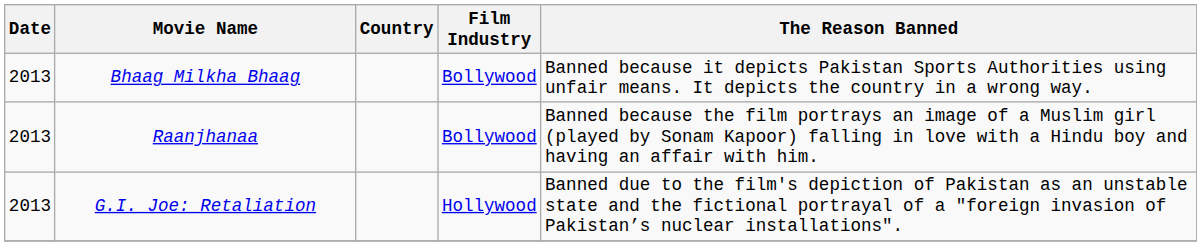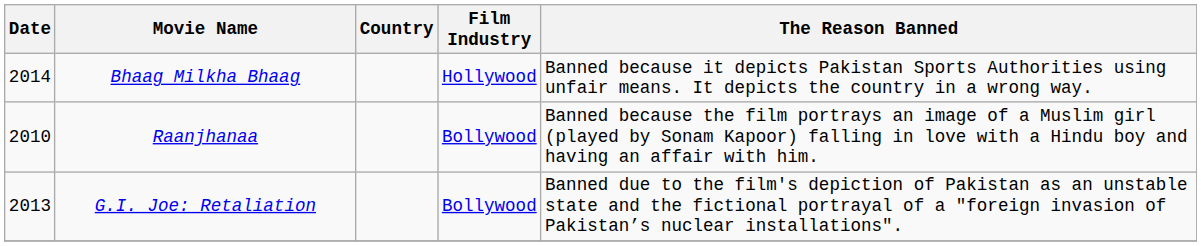(30, 78) 2013 -> (30, 78) 2014
(489, 78) Bollywood -> (489, 78) Hollywood
(30, 137) 2013 -> (30, 137) 2010
(489, 206) Hollywood -> (489, 206) Bollywood
